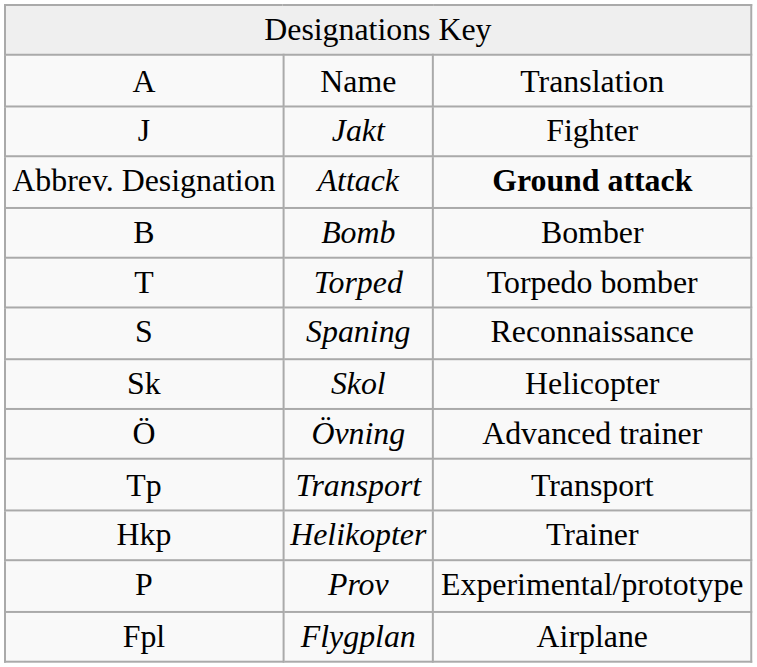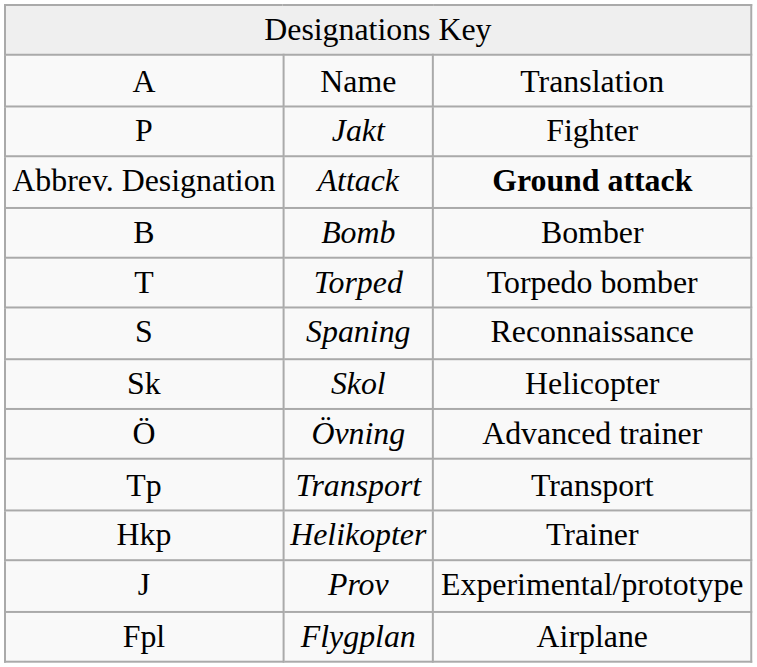(144, 130) J -> (144, 130) P
(144, 585) P -> (144, 585) J
